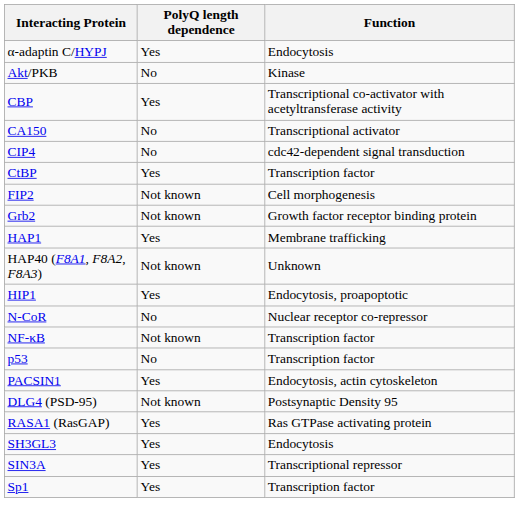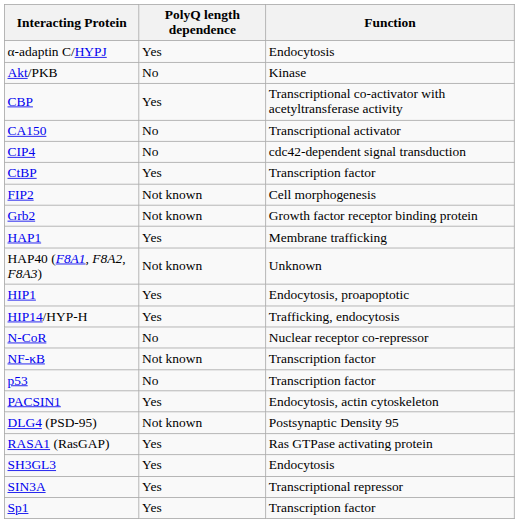+ row: (47, 316)
